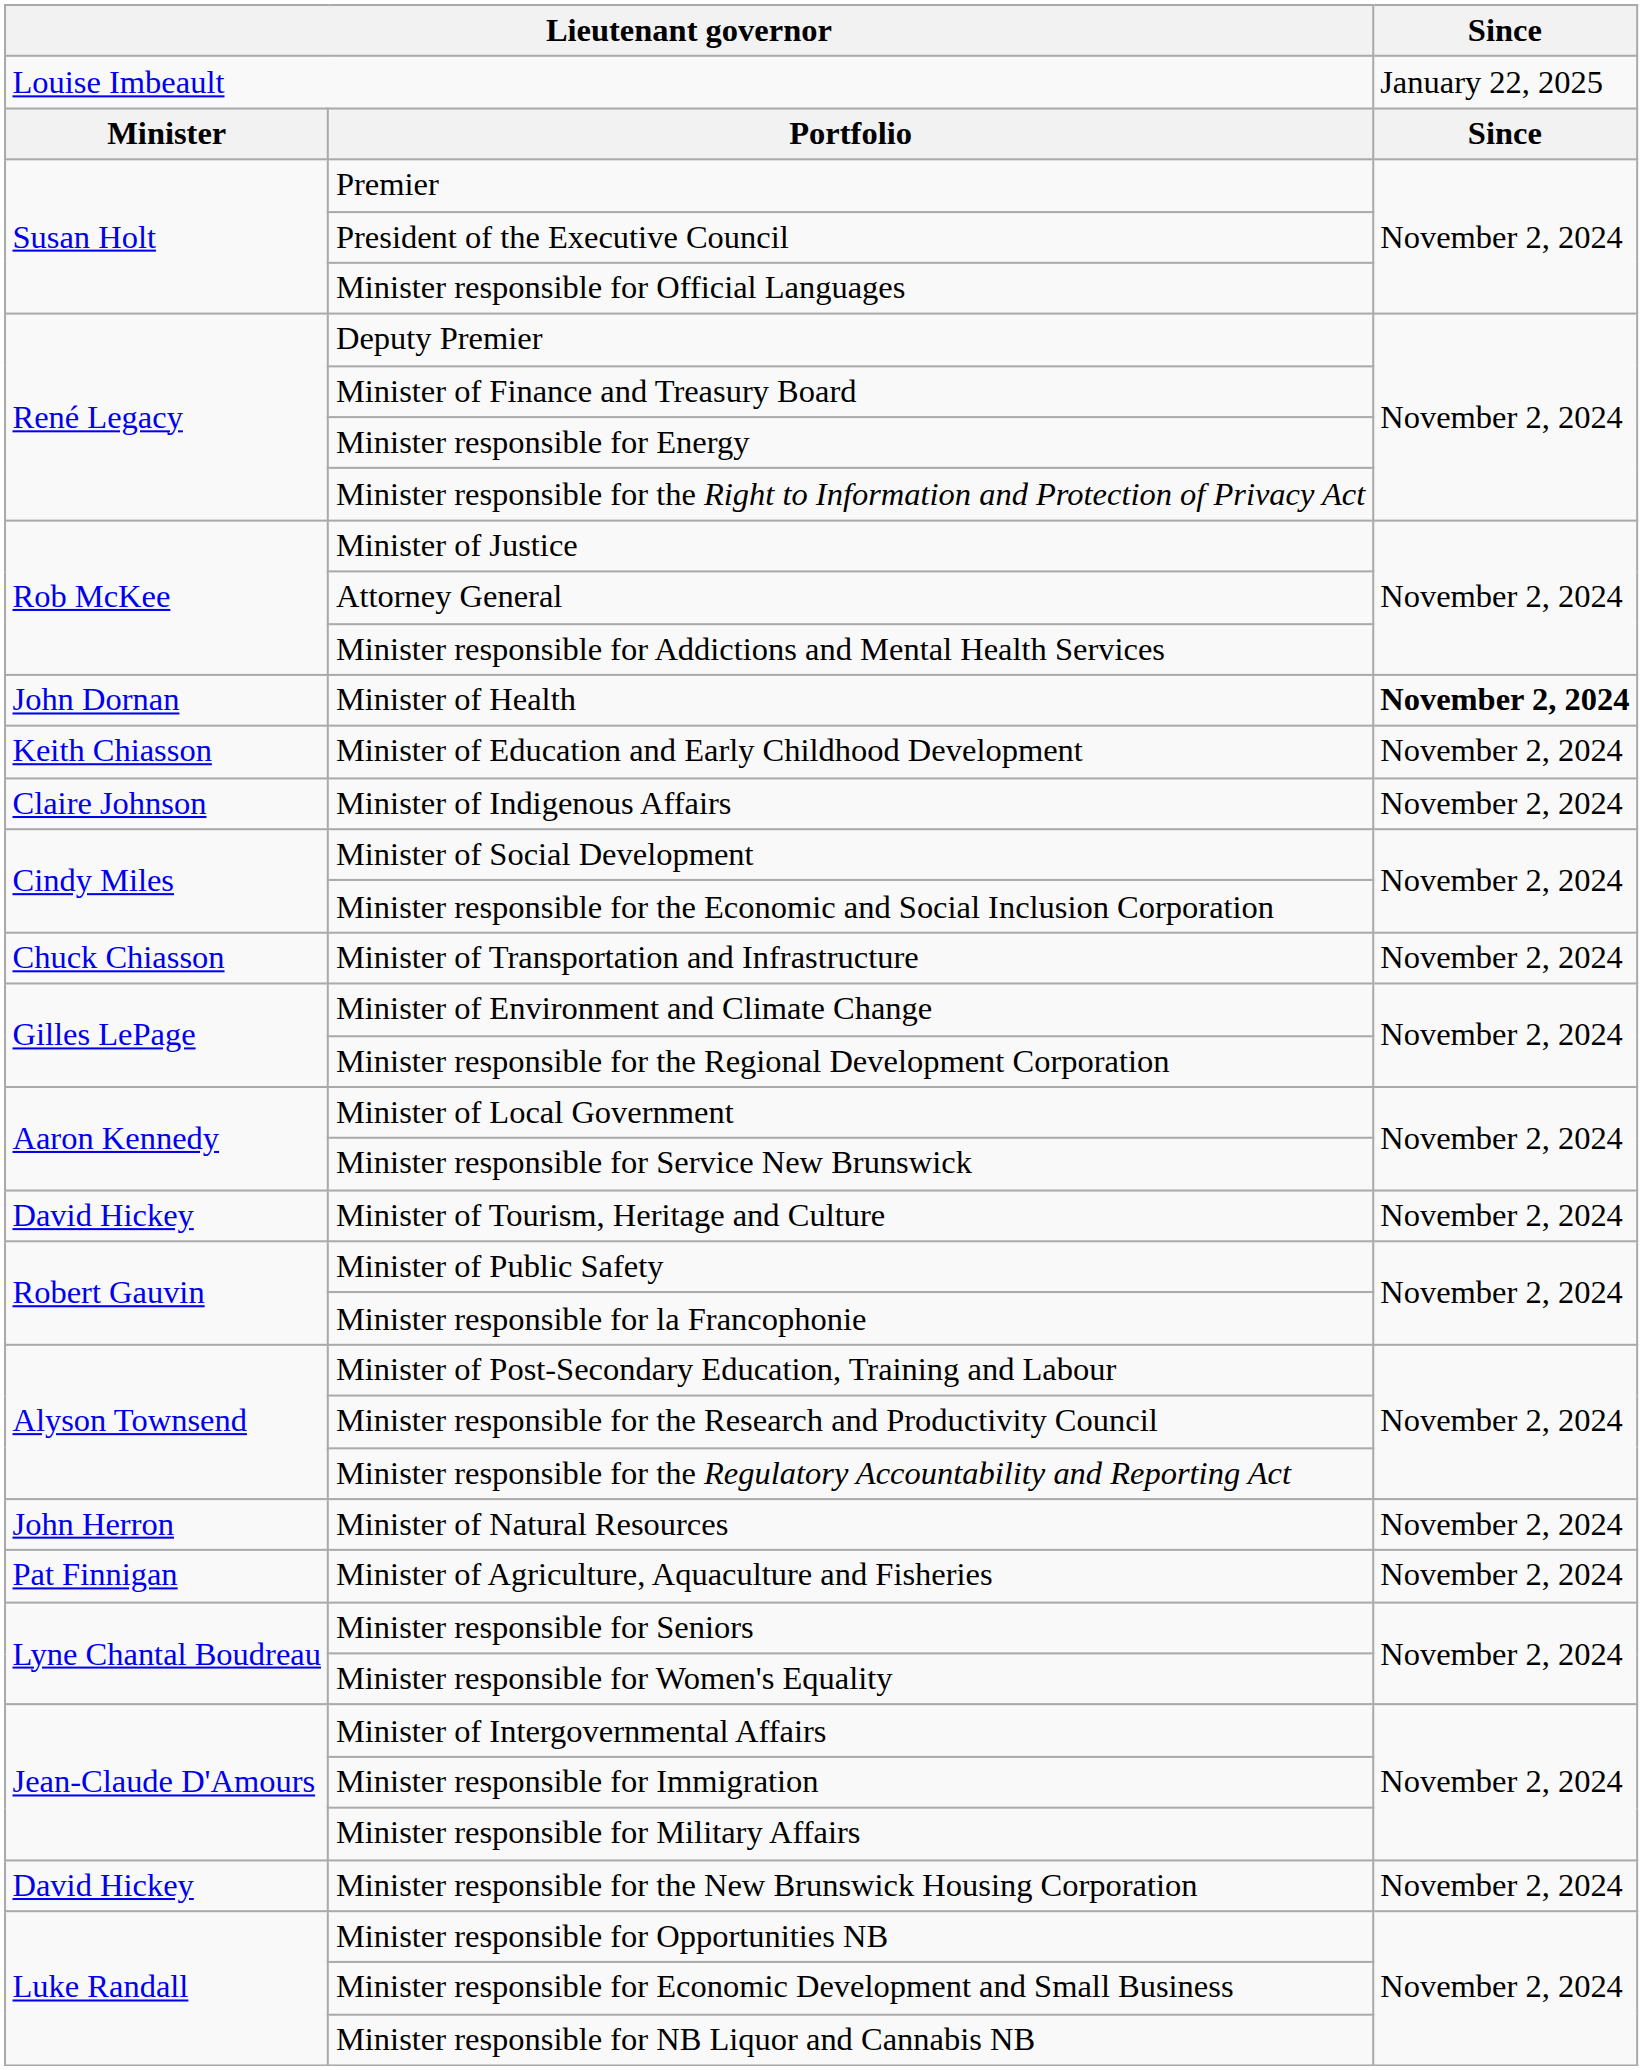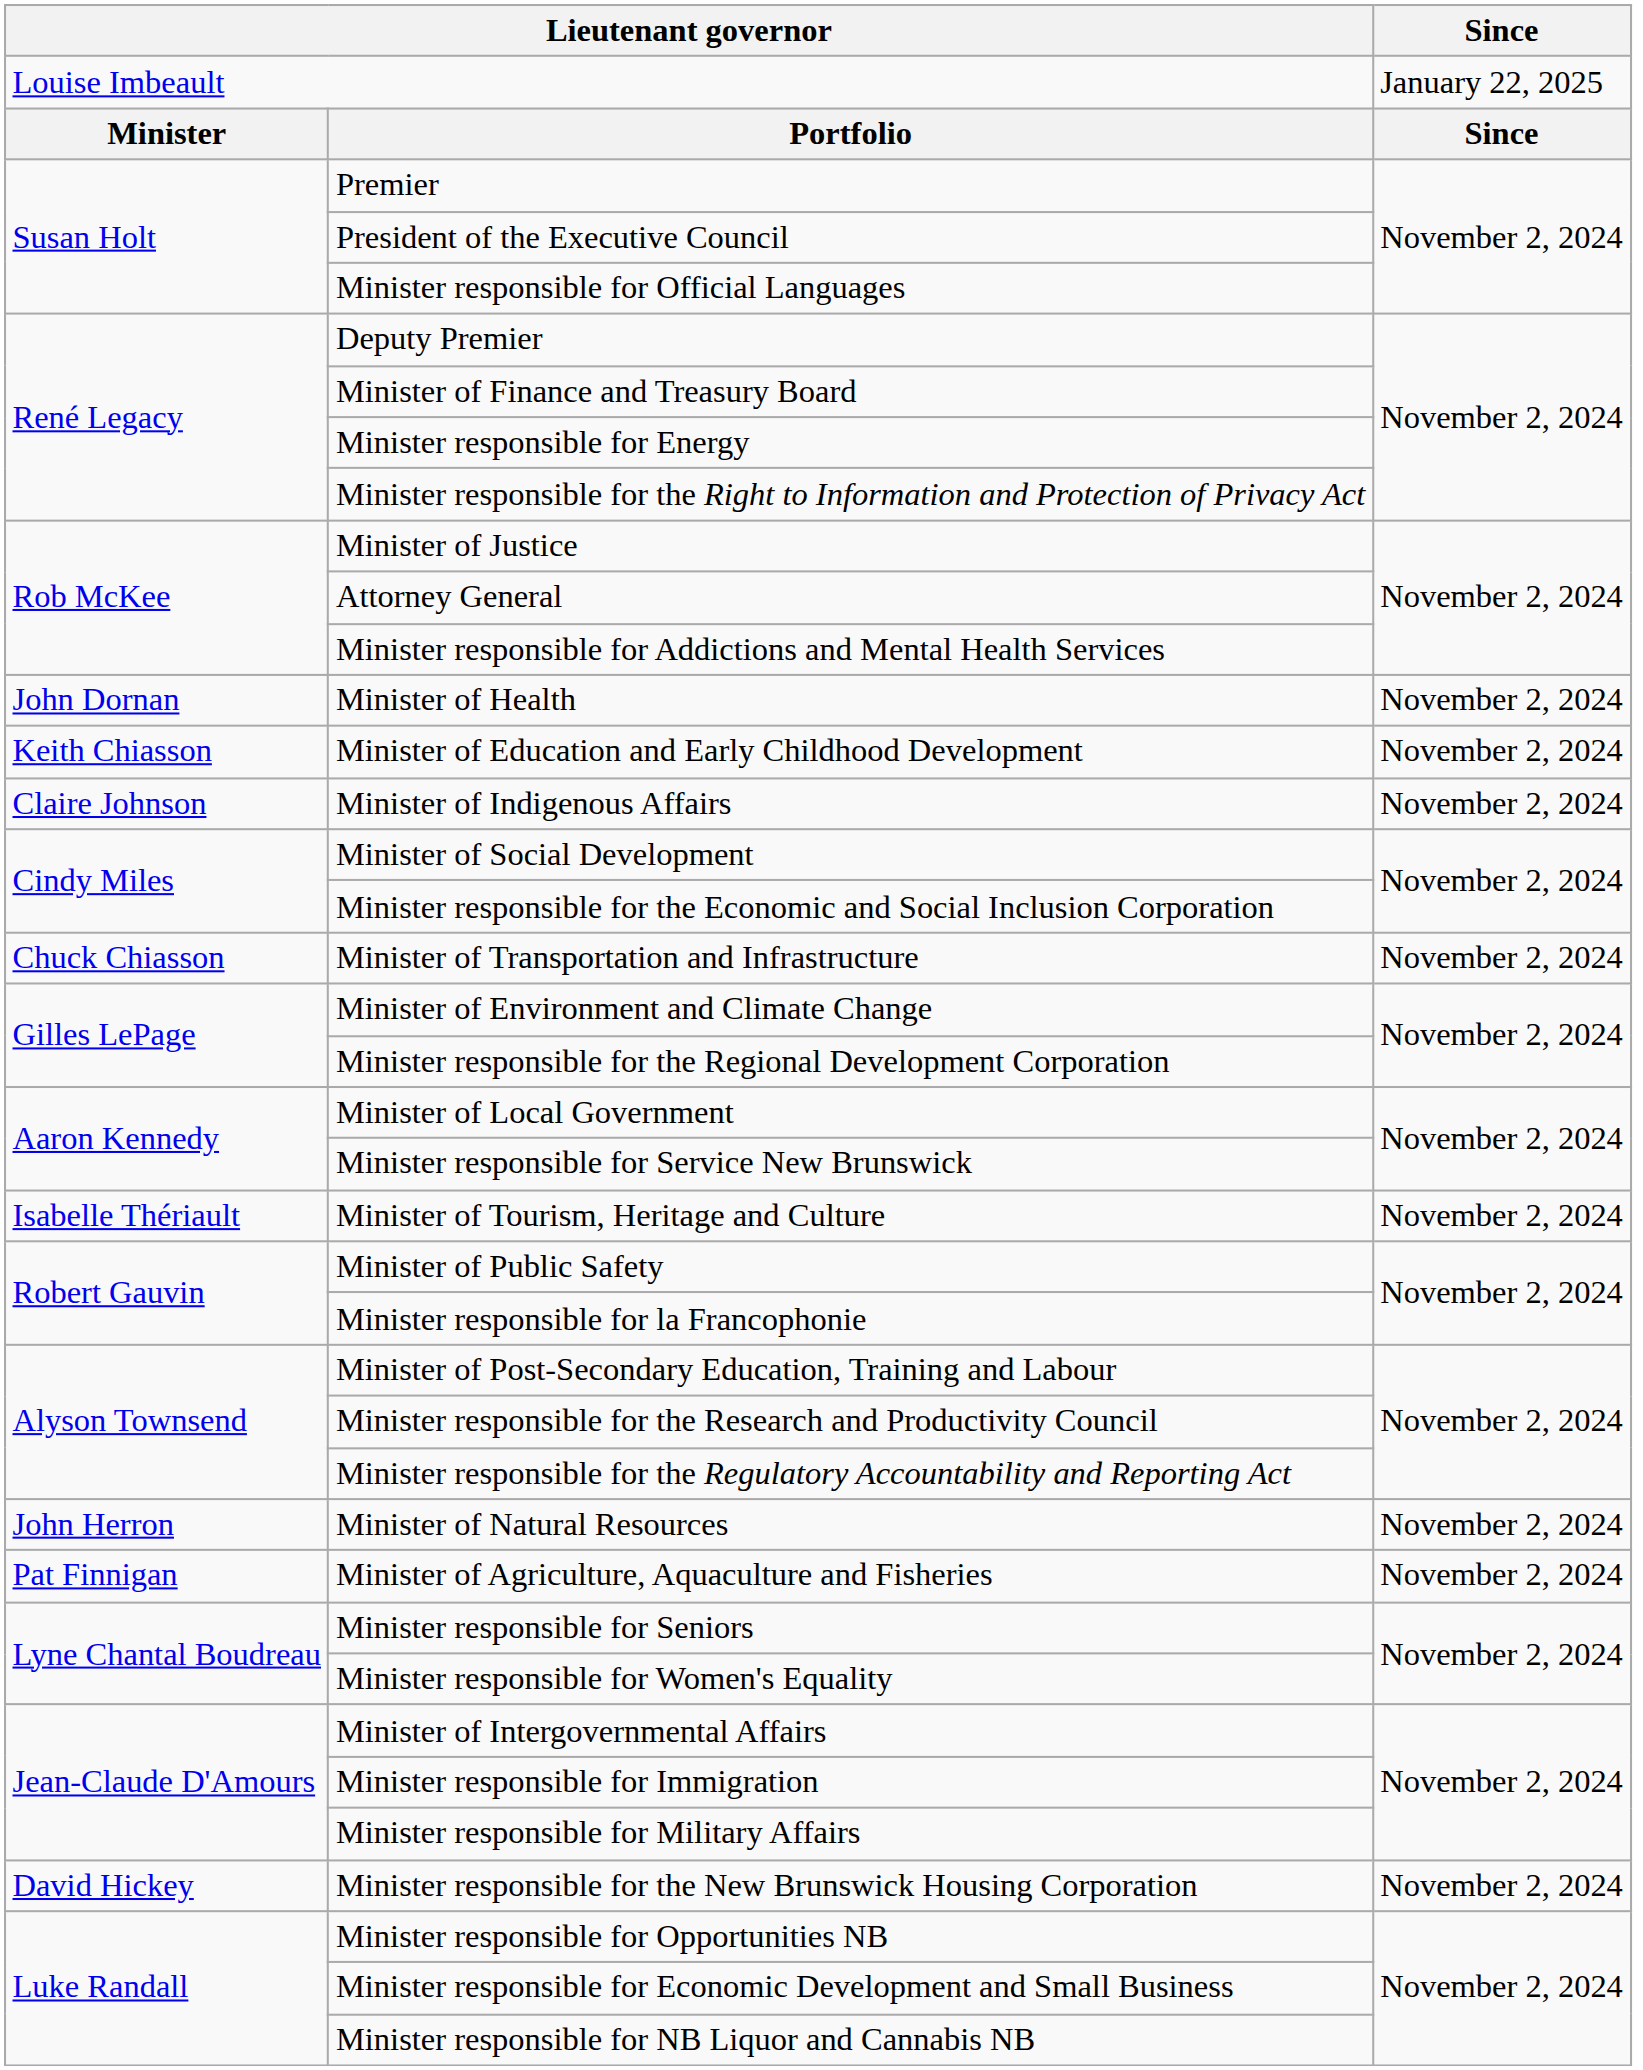(1505, 699) bold -> (1502, 699) normal
(103, 1215) David Hickey -> (126, 1215) Isabelle Thériault
